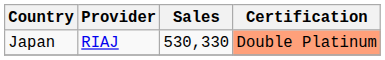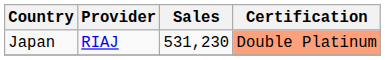(196, 43) 530,330 -> (196, 43) 531,230
